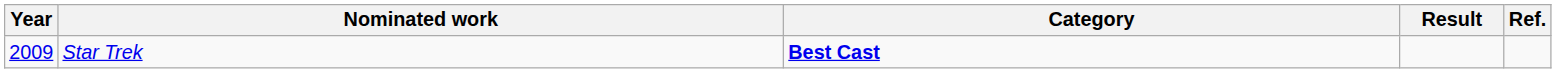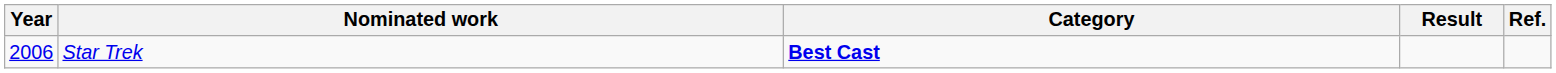(31, 51) 2009 -> (31, 51) 2006
